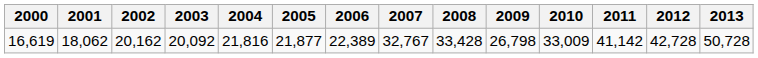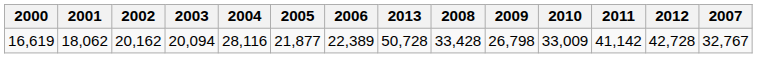columns swapped: (406, 16) <-> (727, 16)
(192, 40) 20,092 -> (192, 40) 20,094
(245, 40) 21,816 -> (245, 40) 28,116
